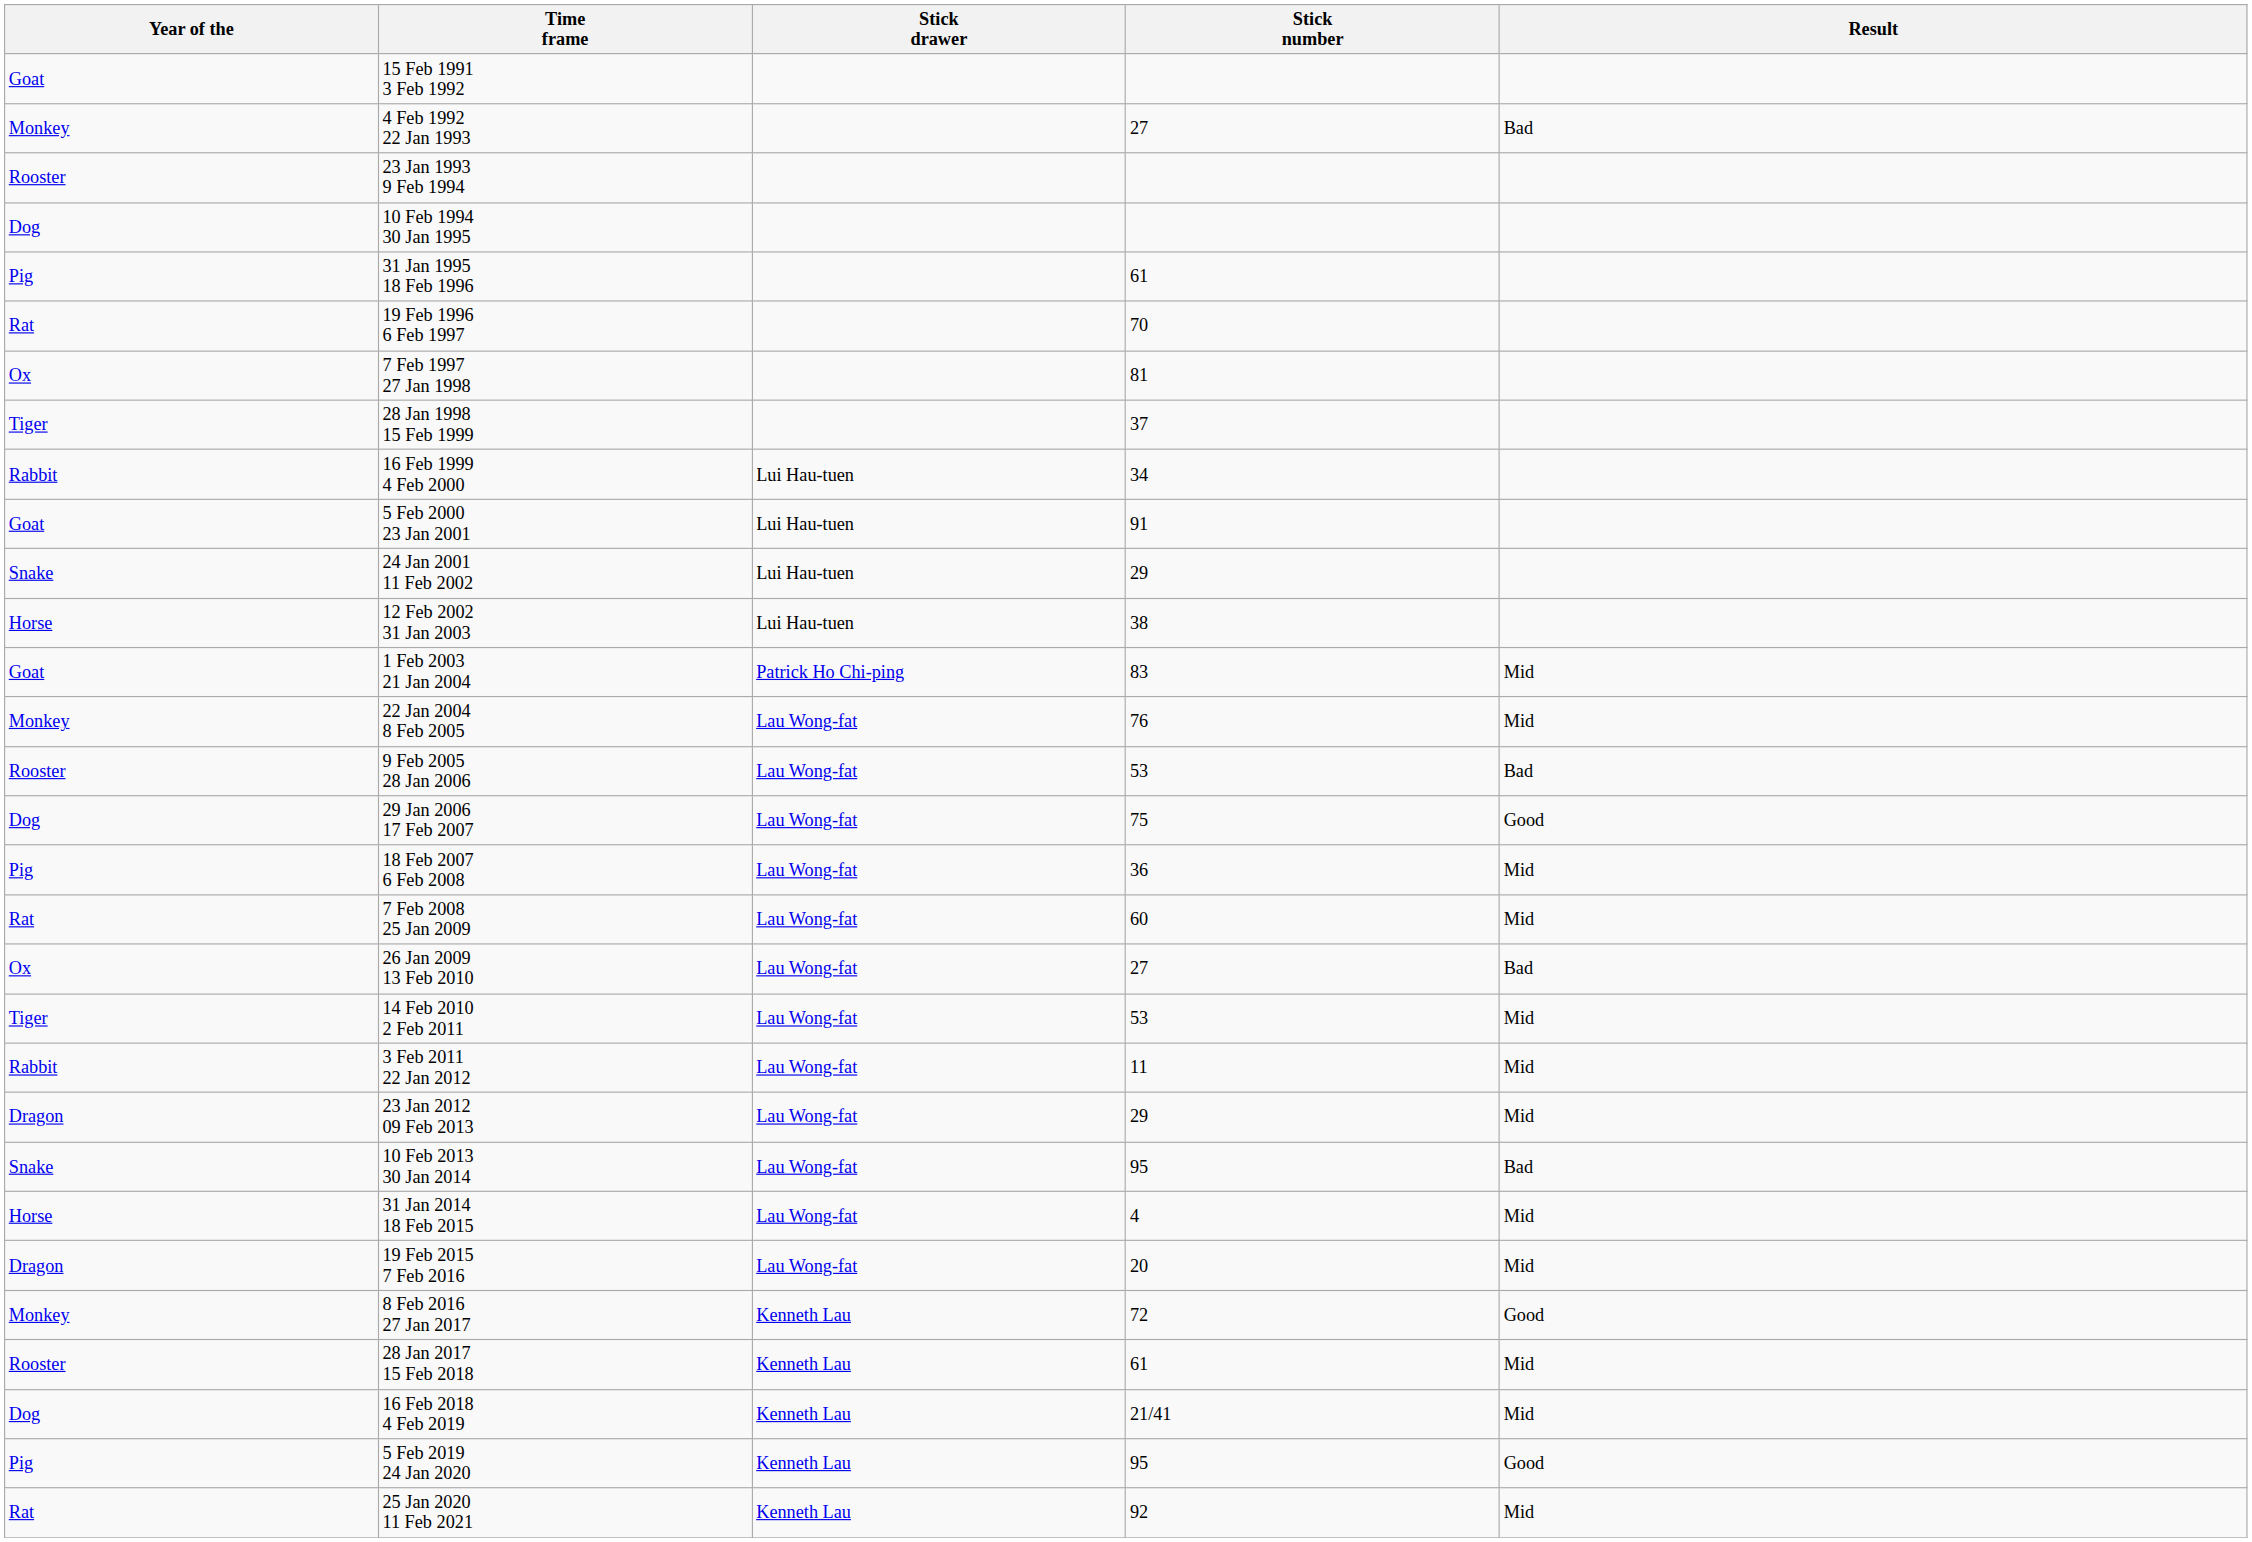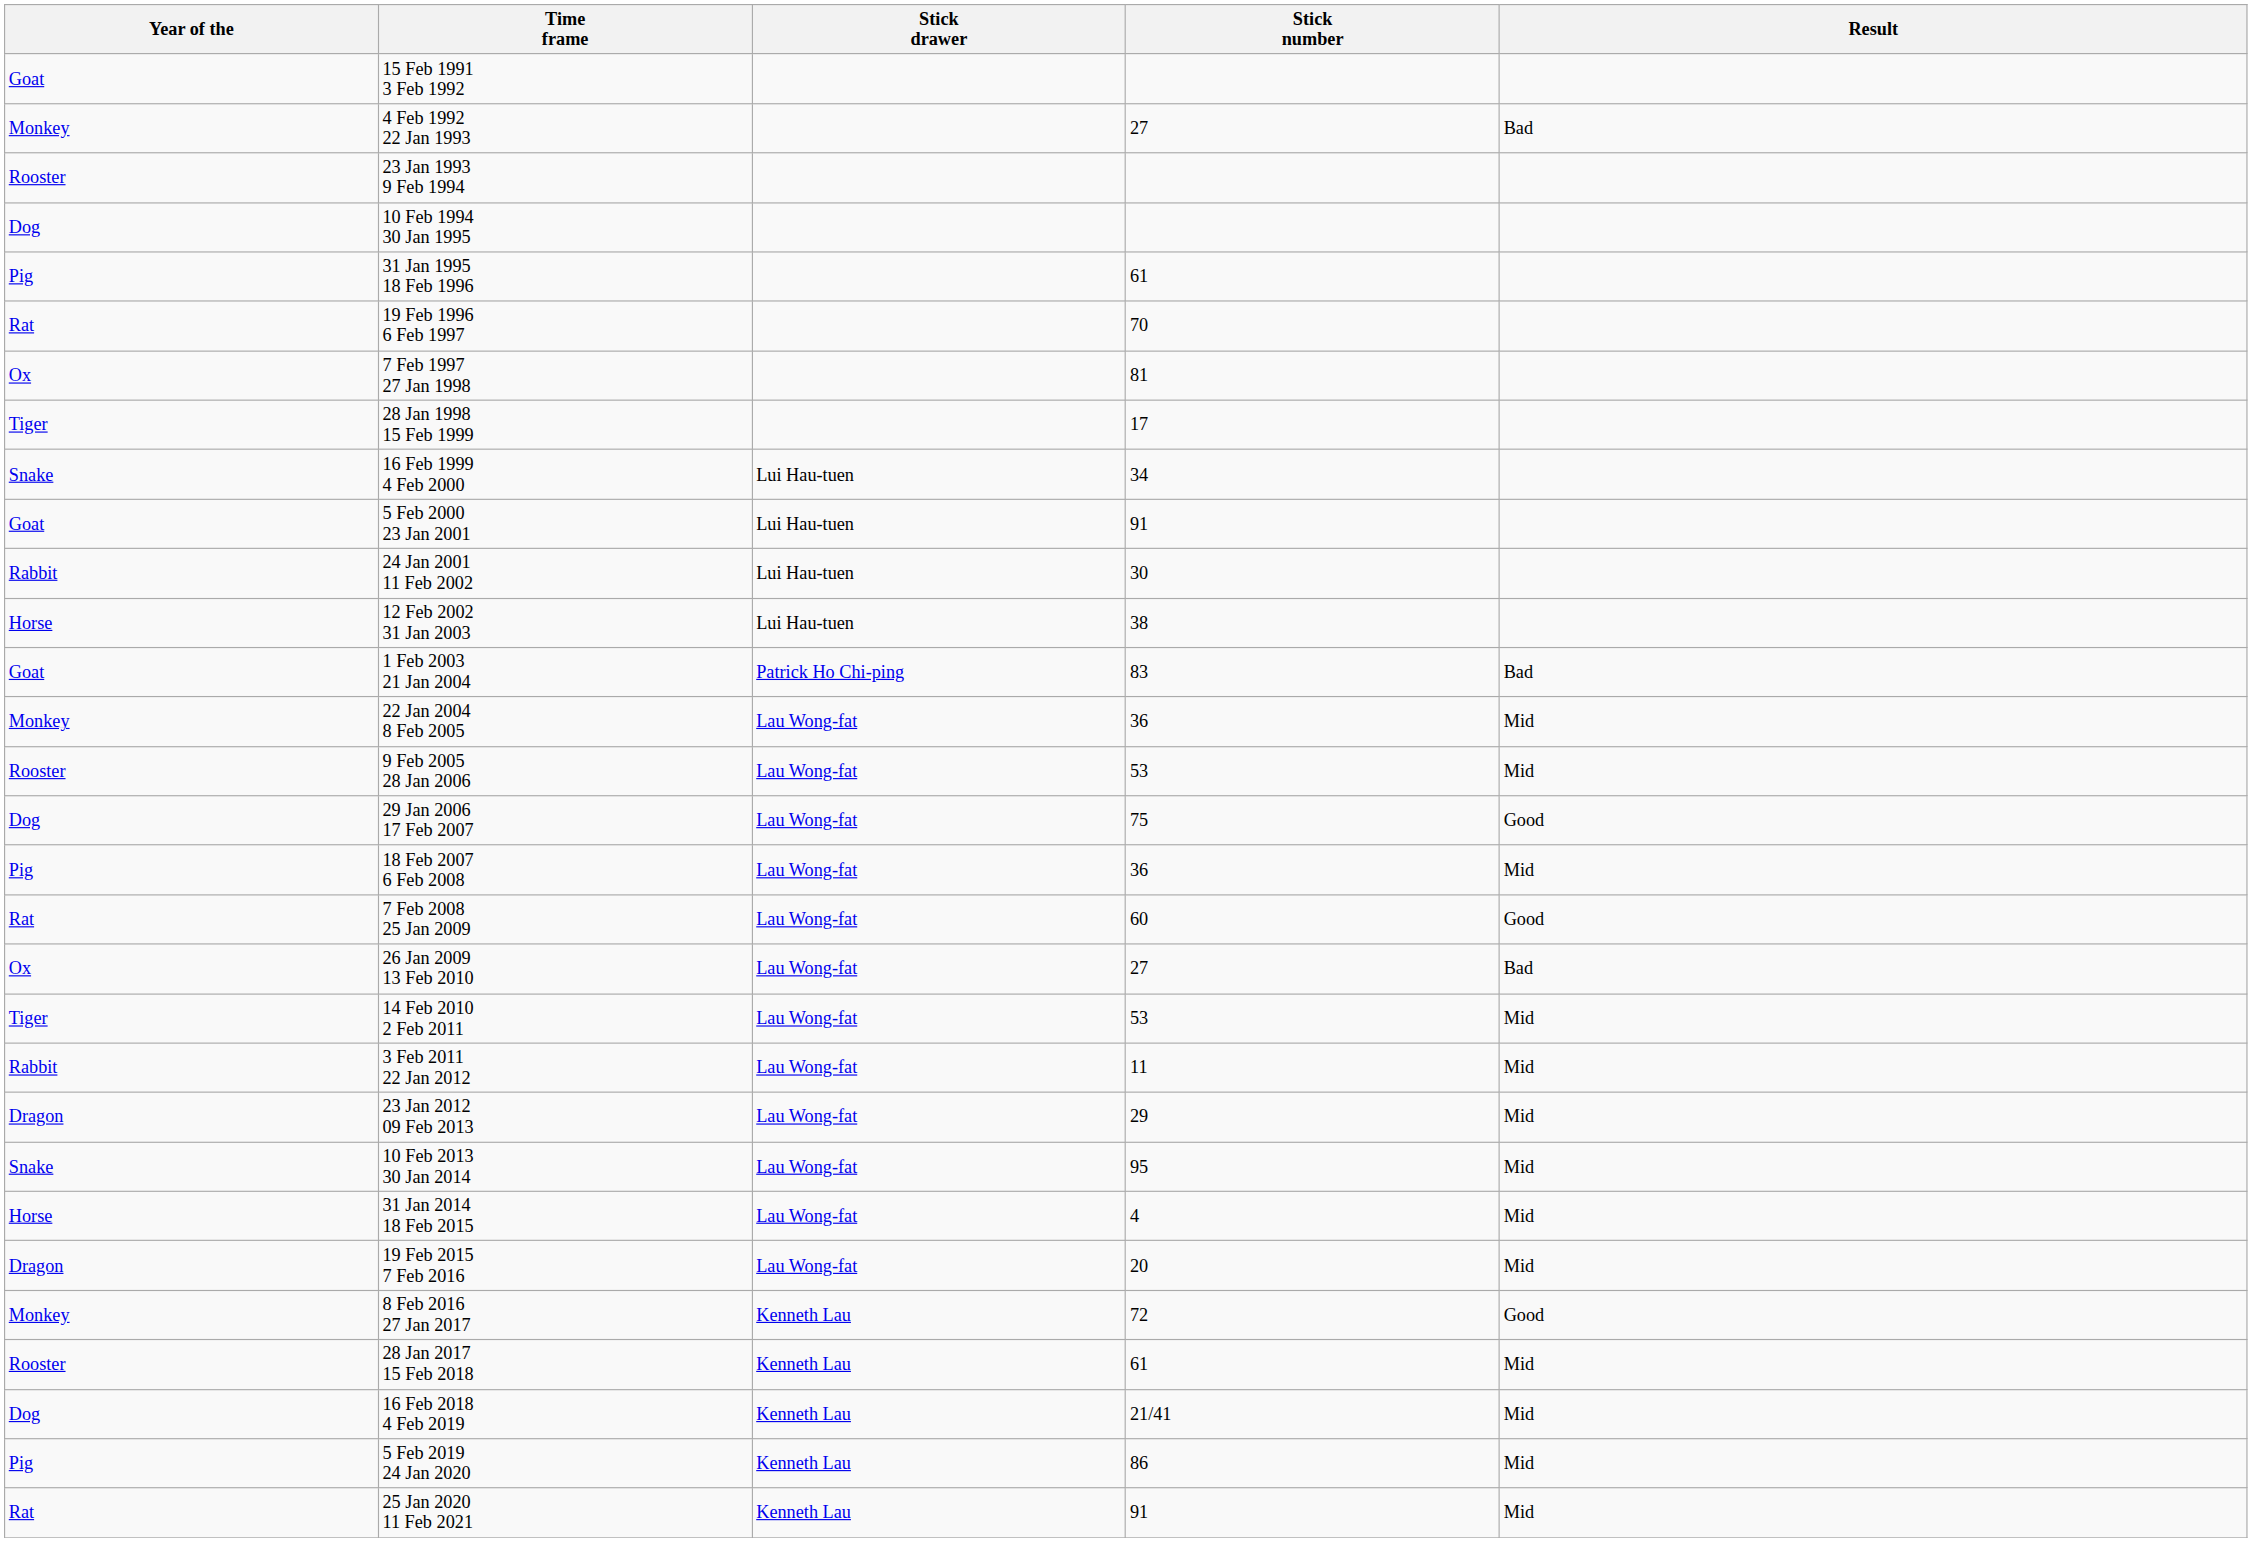(1139, 424) 37 -> (1139, 424) 17
(33, 474) Rabbit -> (31, 474) Snake
(31, 573) Snake -> (33, 573) Rabbit
(1139, 573) 29 -> (1139, 573) 30
(1519, 672) Mid -> (1518, 672) Bad
(1139, 721) 76 -> (1139, 721) 36
(1518, 770) Bad -> (1519, 770) Mid
(1519, 919) Mid -> (1524, 919) Good
(1518, 1166) Bad -> (1519, 1166) Mid
(1139, 1463) 95 -> (1139, 1463) 86
(1524, 1463) Good -> (1519, 1463) Mid
(1139, 1512) 92 -> (1139, 1512) 91
